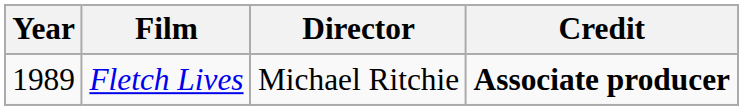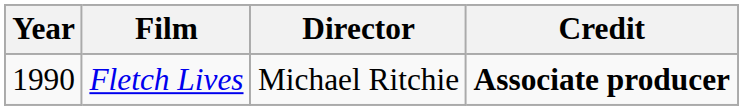(44, 79) 1989 -> (44, 79) 1990
